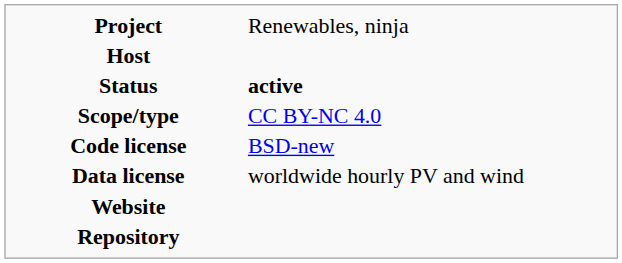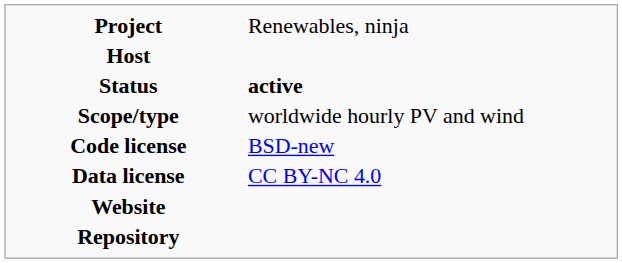(315, 116) CC BY-NC 4.0 -> (386, 116) worldwide hourly PV and wind
(386, 176) worldwide hourly PV and wind -> (315, 176) CC BY-NC 4.0
